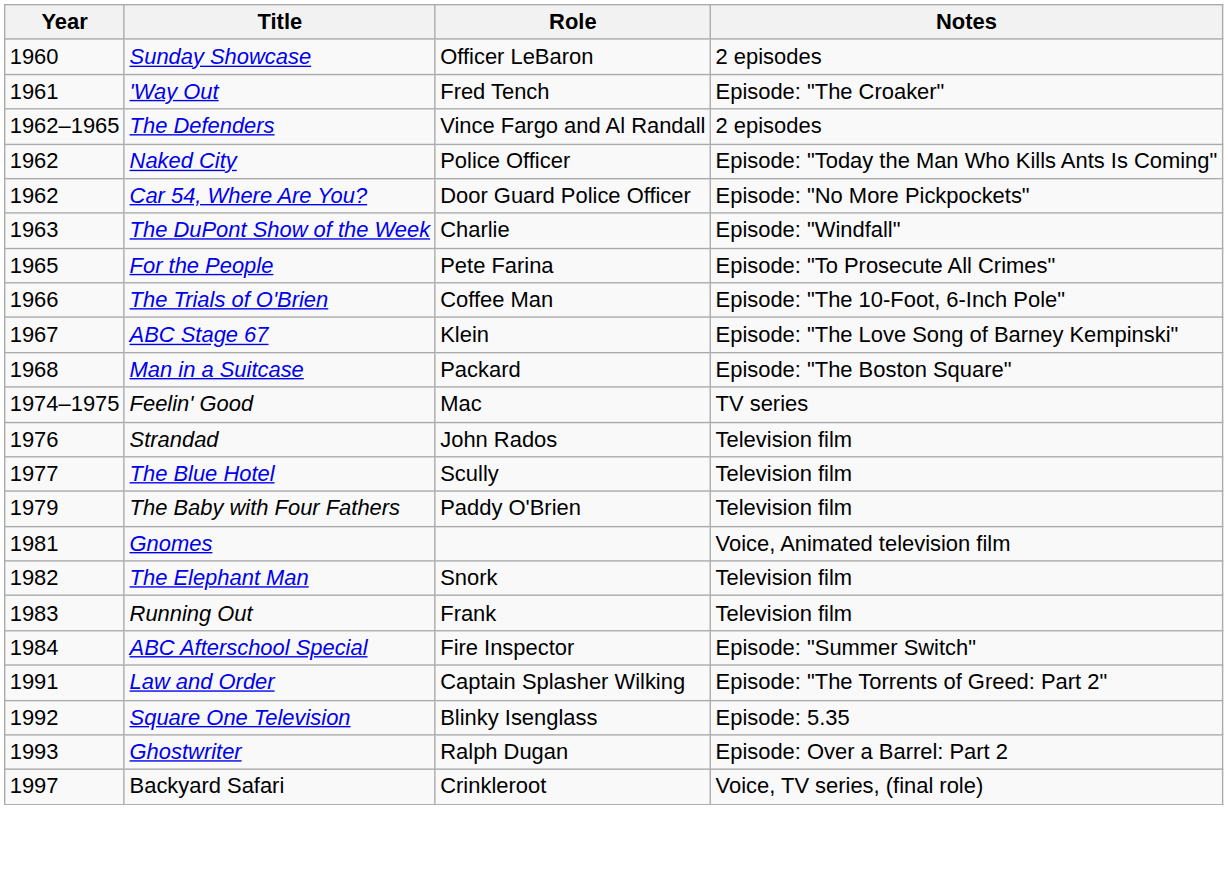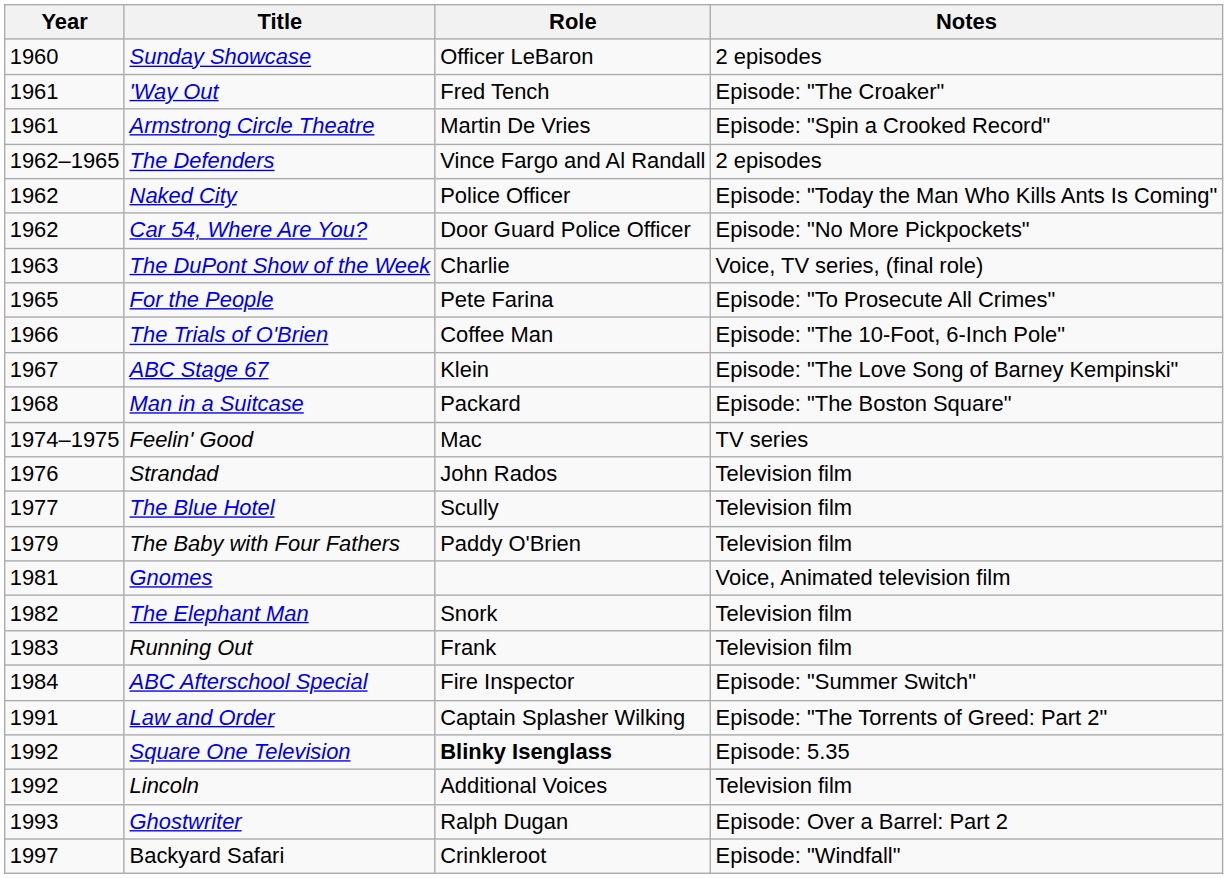+ row: (252, 126)
(808, 230) Episode: "Windfall" -> (849, 265) Voice, TV series, (final role)
(519, 717) normal -> (526, 751) bold
+ row: (164, 786)
(849, 786) Voice, TV series, (final role) -> (808, 856) Episode: "Windfall"
